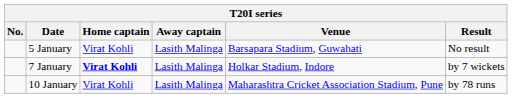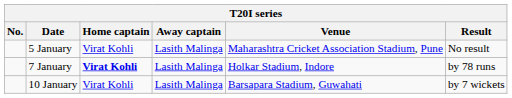(295, 48) Barsapara Stadium, Guwahati -> (335, 48) Maharashtra Cricket Association Stadium, Pune
(476, 66) by 7 wickets -> (472, 66) by 78 runs
(335, 84) Maharashtra Cricket Association Stadium, Pune -> (295, 84) Barsapara Stadium, Guwahati
(472, 84) by 78 runs -> (476, 84) by 7 wickets
